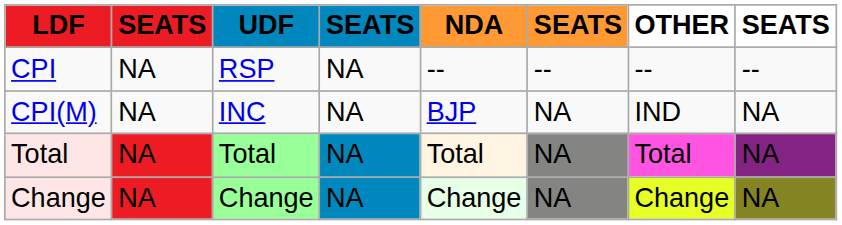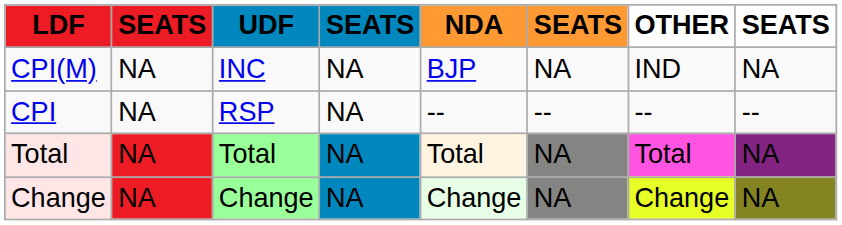rows swapped: (54, 111) <-> (34, 68)
